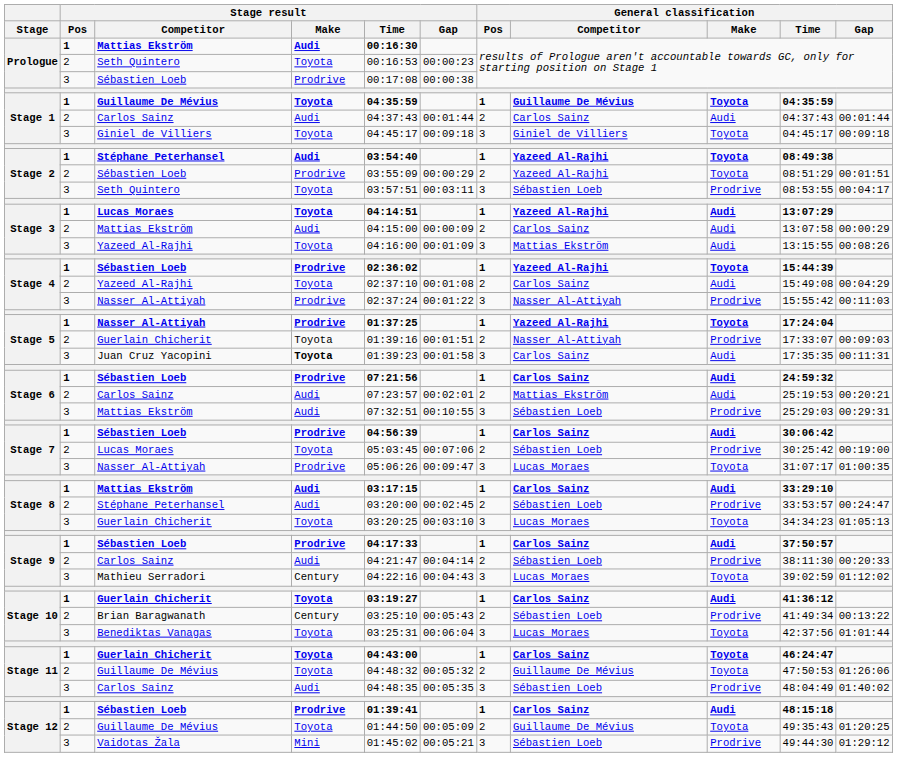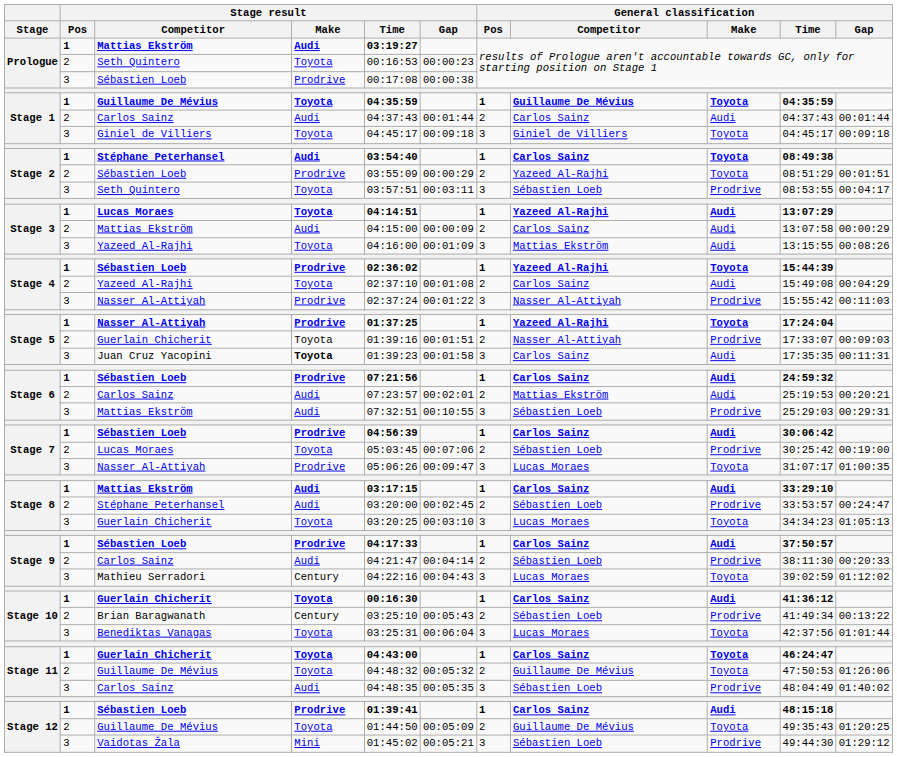(392, 46) 00:16:30 -> (392, 46) 03:19:27
(561, 157) Yazeed Al-Rajhi -> (551, 157) Carlos Sainz
(392, 600) 03:19:27 -> (392, 600) 00:16:30
